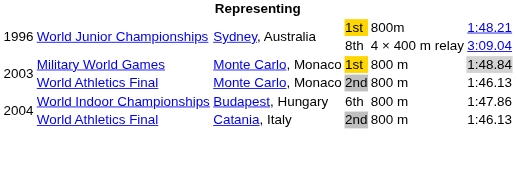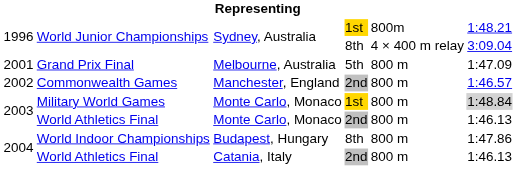+ row: (18, 64)
+ row: (18, 83)
(354, 101) 6th -> (354, 138) 8th
